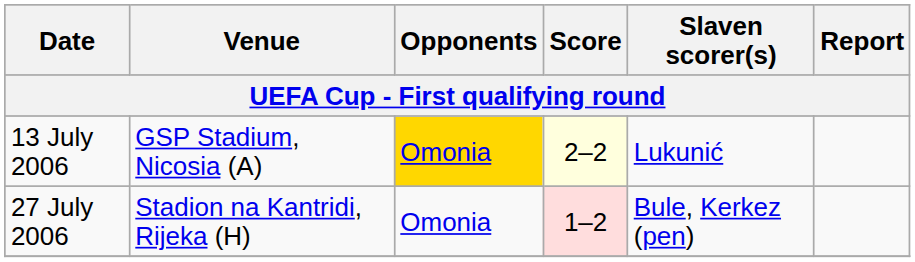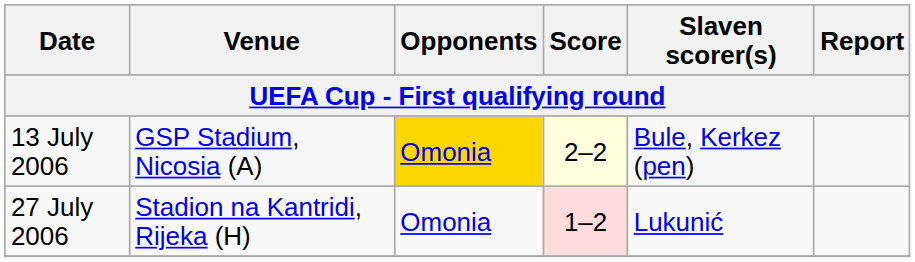(679, 152) Lukunić -> (707, 152) Bule, Kerkez (pen)
(707, 222) Bule, Kerkez (pen) -> (679, 222) Lukunić
